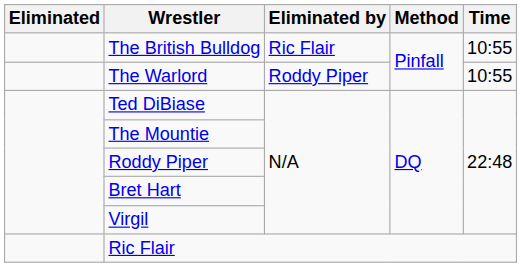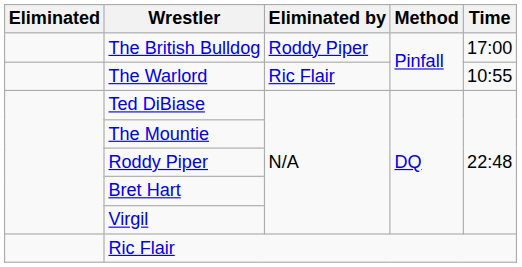(302, 47) Ric Flair -> (318, 47) Roddy Piper
(490, 47) 10:55 -> (490, 47) 17:00
(318, 76) Roddy Piper -> (302, 76) Ric Flair
